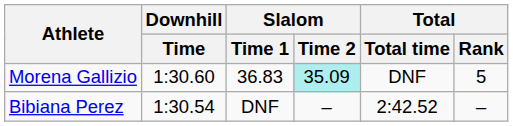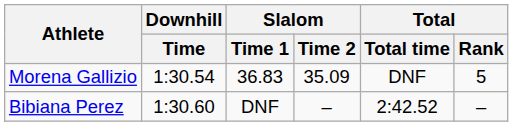(184, 78) 1:30.60 -> (184, 78) 1:30.54
(327, 78) paleturquoise background -> (327, 78) no background
(184, 107) 1:30.54 -> (184, 107) 1:30.60
